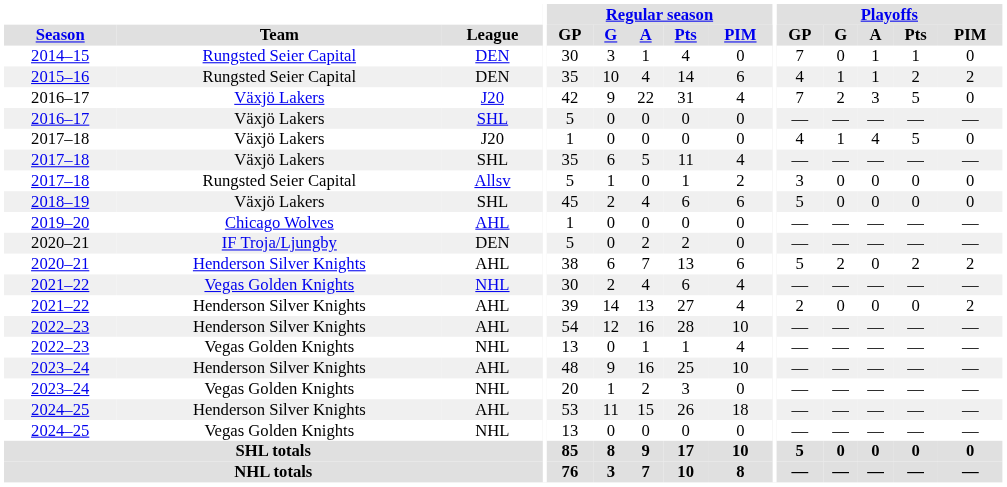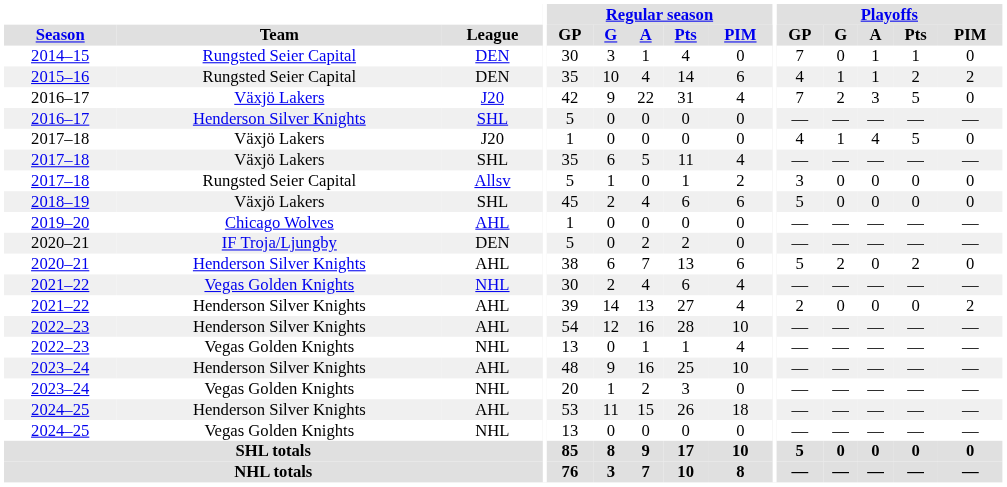(279, 118) Växjö Lakers -> (279, 118) Henderson Silver Knights
(970, 263) 2 -> (970, 263) 0
